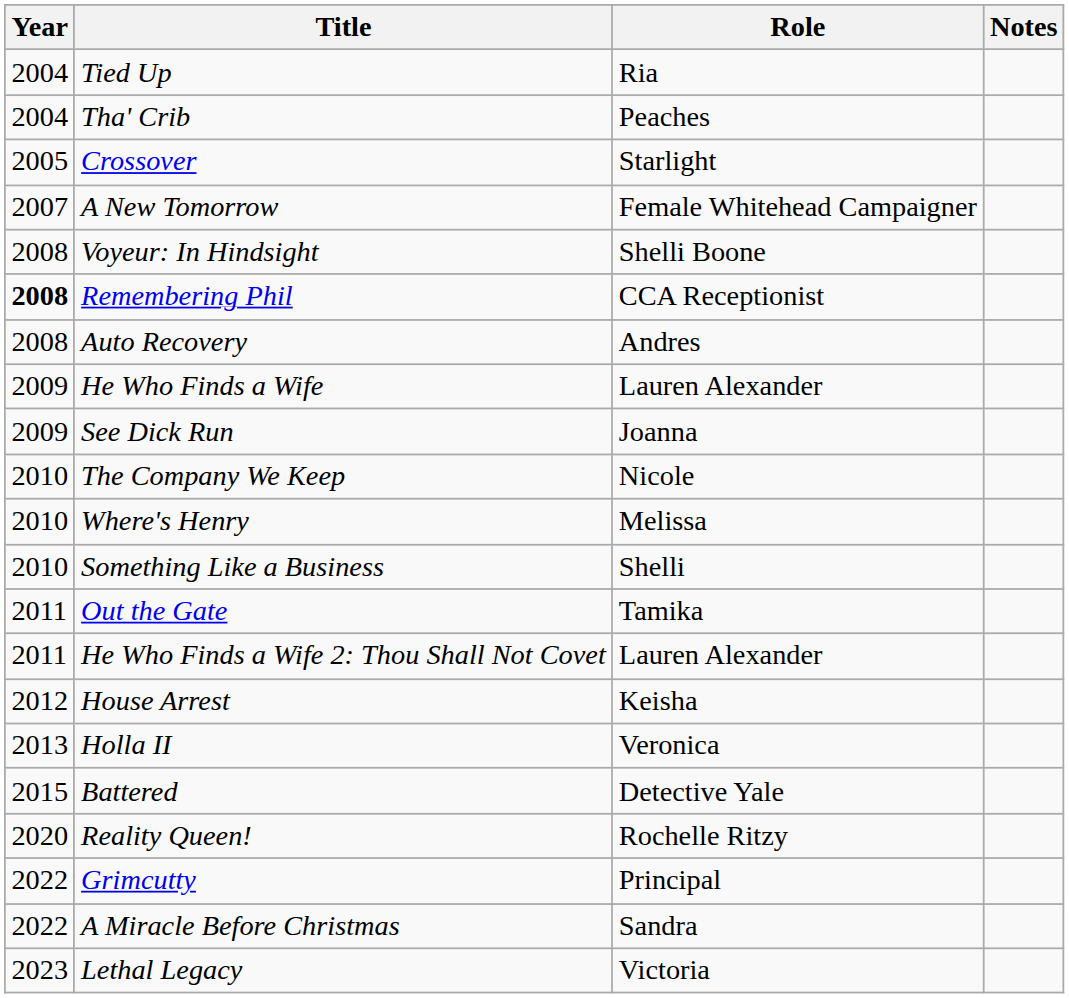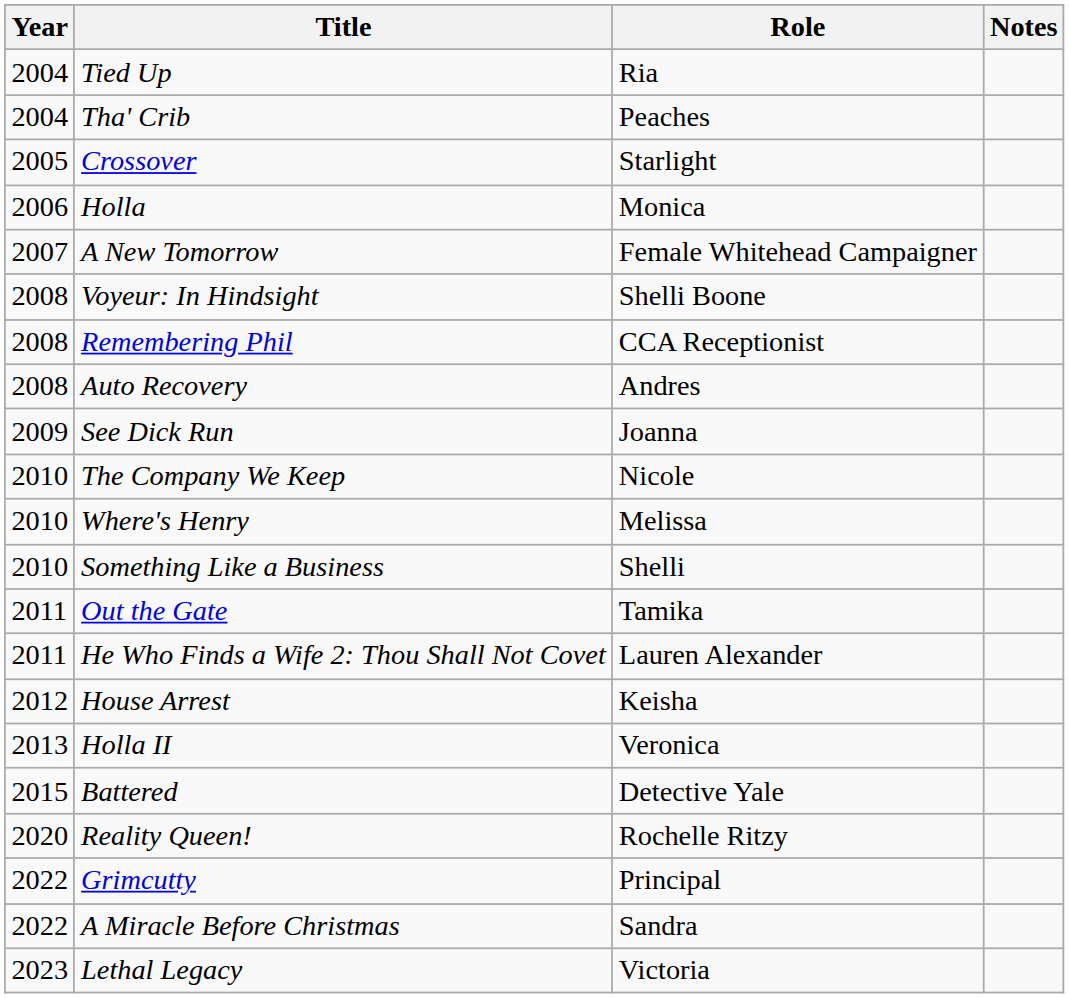+ row: (113, 206)
(40, 296) bold -> (40, 341) normal
- row: (202, 386)
